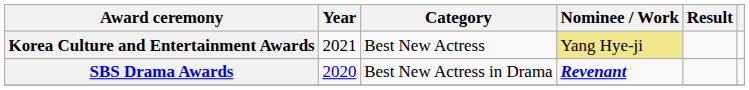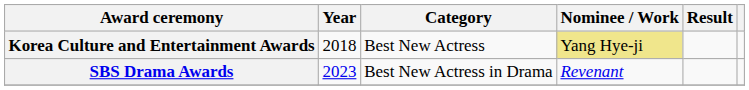(339, 44) 2021 -> (339, 44) 2018
(339, 71) 2020 -> (339, 71) 2023
(593, 71) bold -> (592, 71) normal
